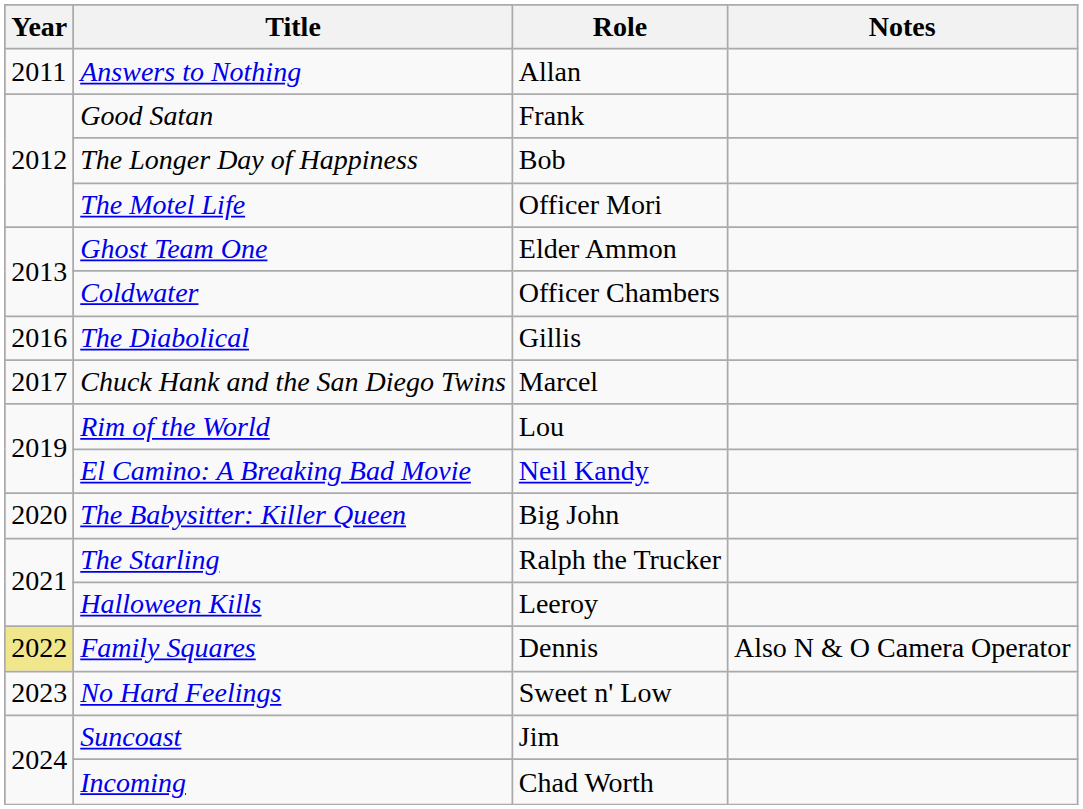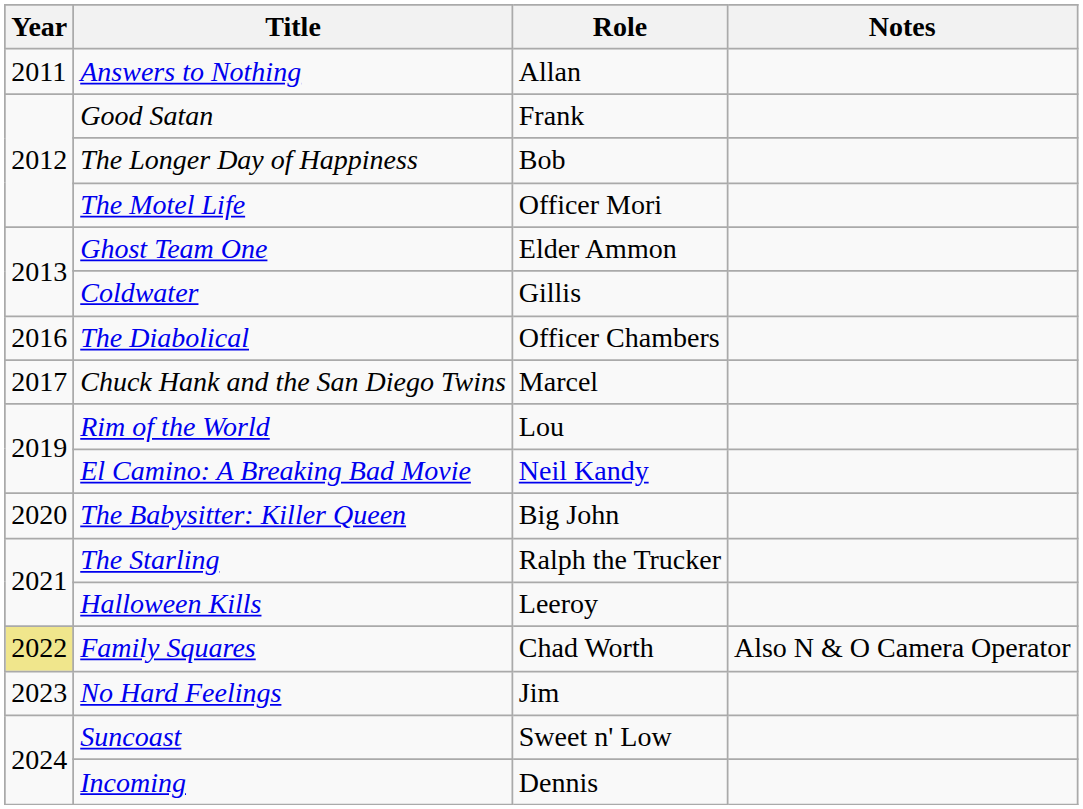(619, 293) Officer Chambers -> (550, 293) Gillis
(550, 337) Gillis -> (619, 337) Officer Chambers
(558, 648) Dennis -> (586, 648) Chad Worth
(595, 692) Sweet n' Low -> (539, 692) Jim
(539, 737) Jim -> (595, 737) Sweet n' Low
(586, 781) Chad Worth -> (558, 781) Dennis
